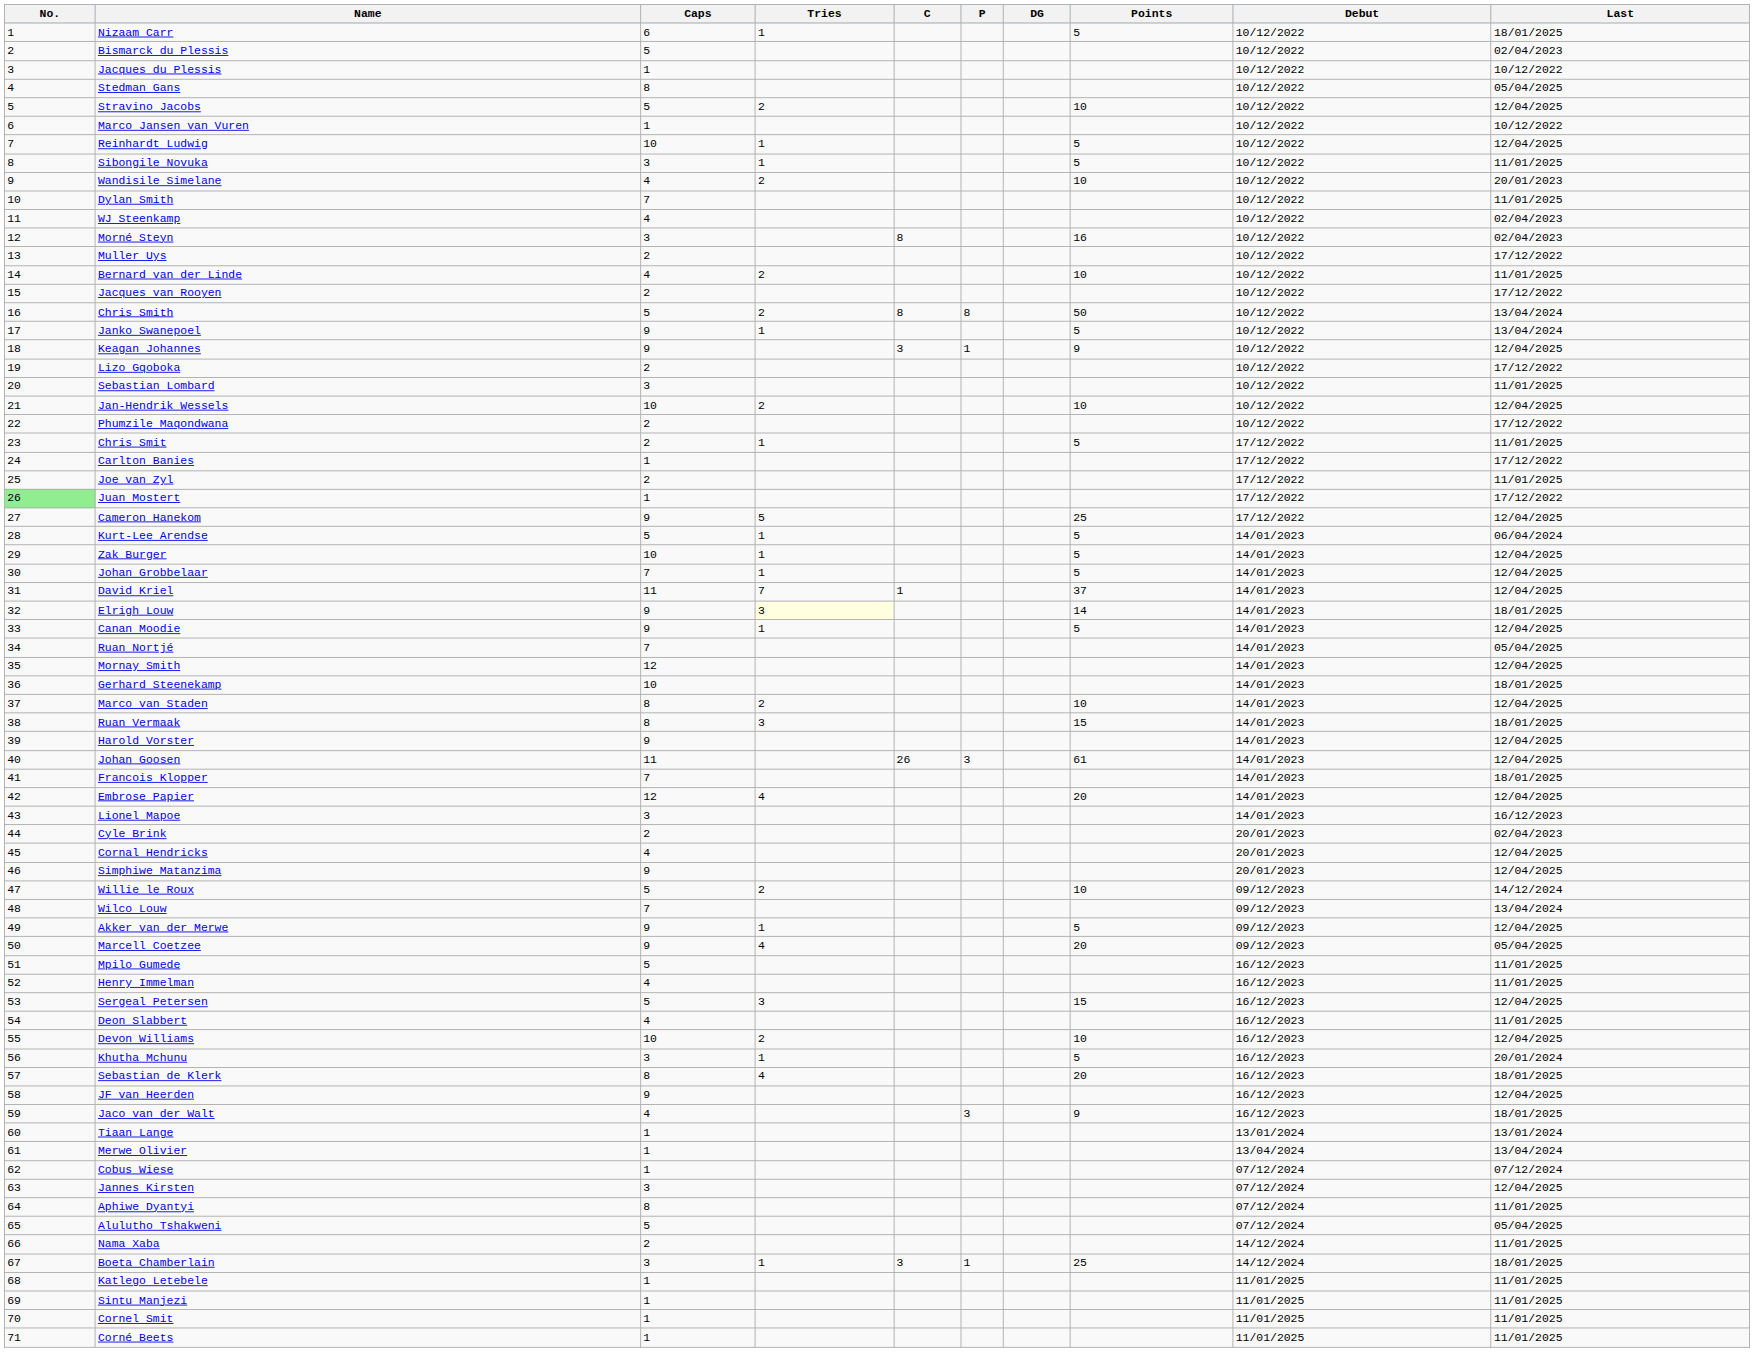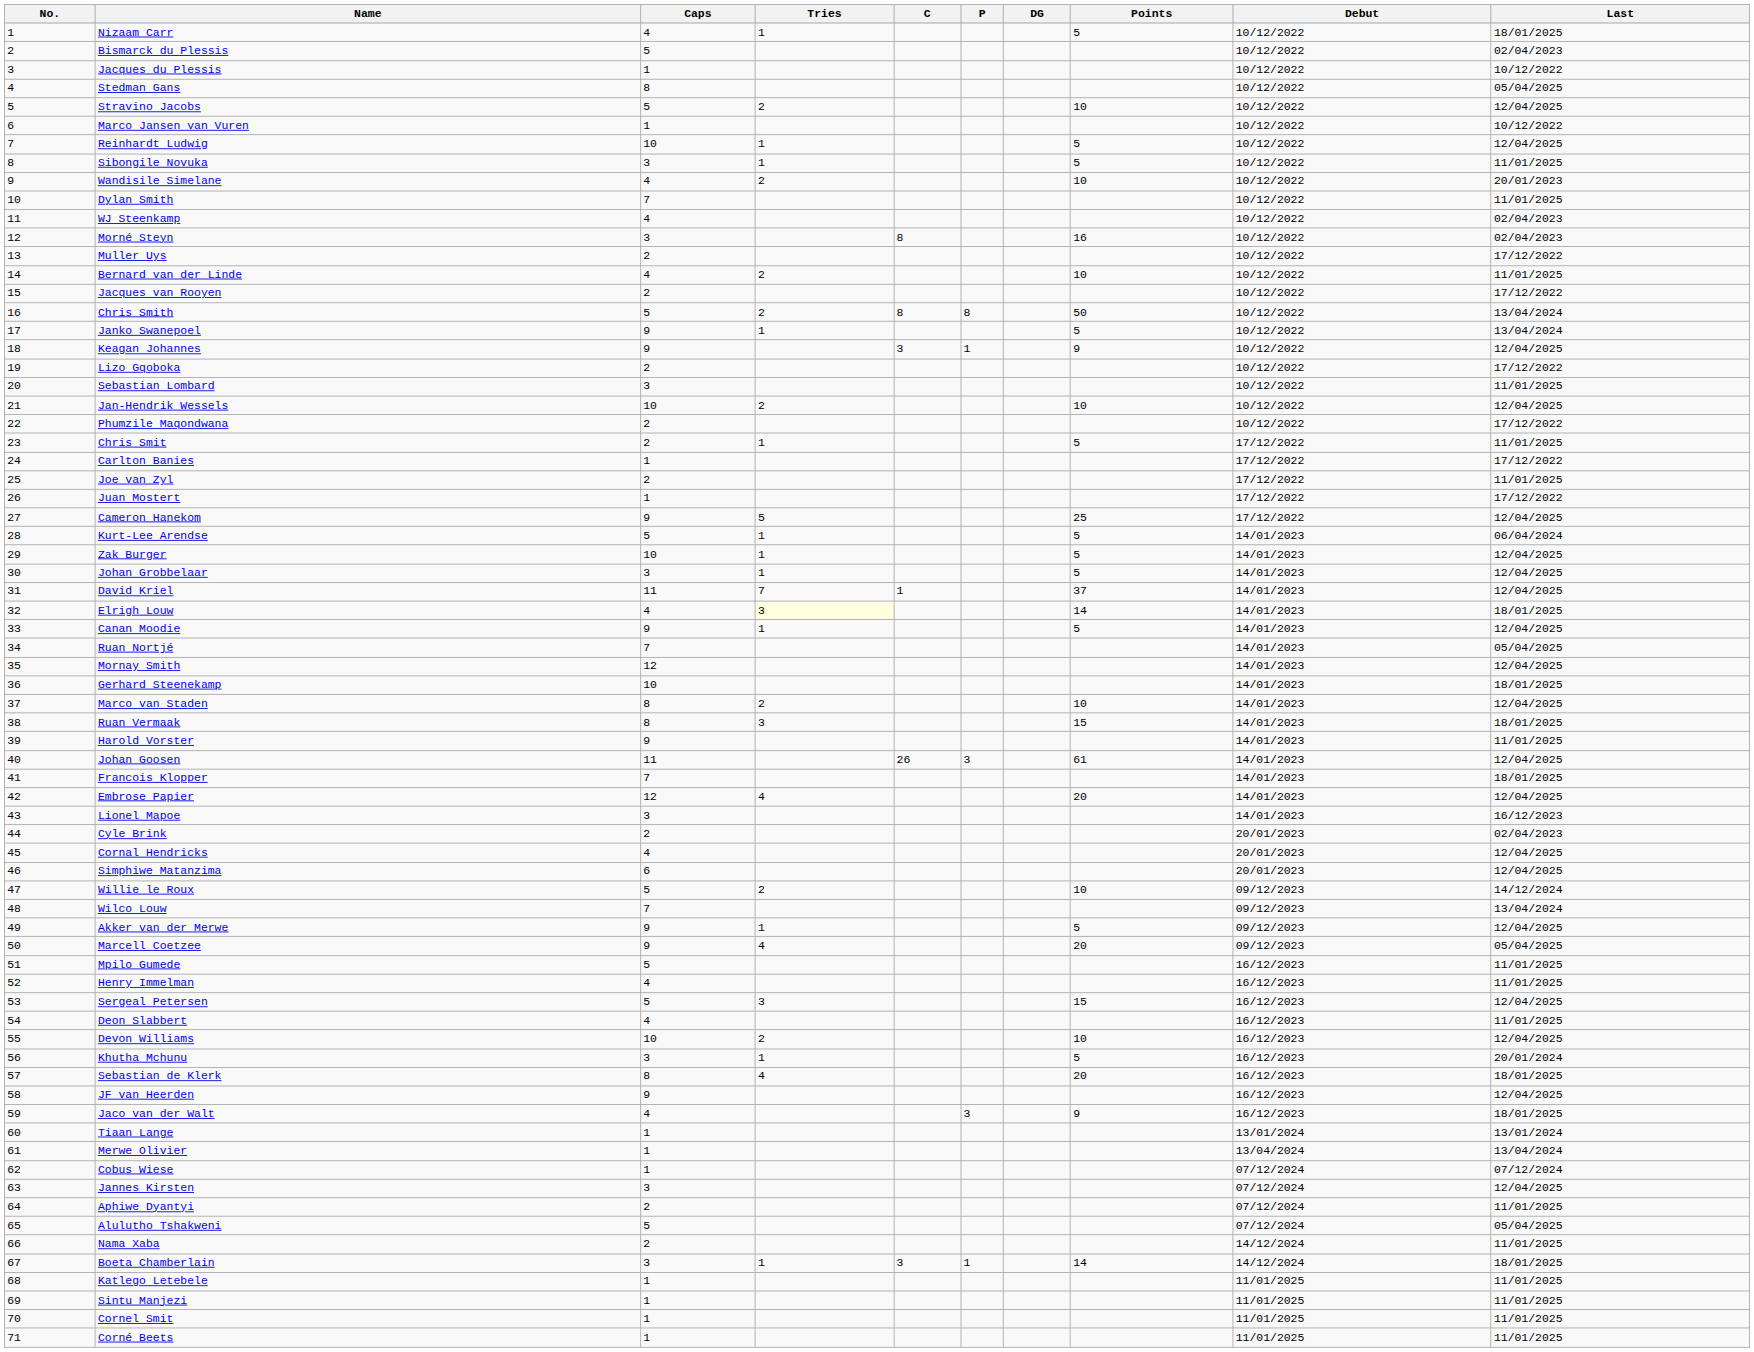(647, 32) 6 -> (647, 32) 4
(14, 499) lightgreen background -> (14, 499) no background
(647, 573) 7 -> (647, 573) 3
(647, 610) 9 -> (647, 610) 4
(1528, 741) 12/04/2025 -> (1528, 741) 11/01/2025
(647, 871) 9 -> (647, 871) 6
(647, 1207) 8 -> (647, 1207) 2
(1080, 1263) 25 -> (1080, 1263) 14
